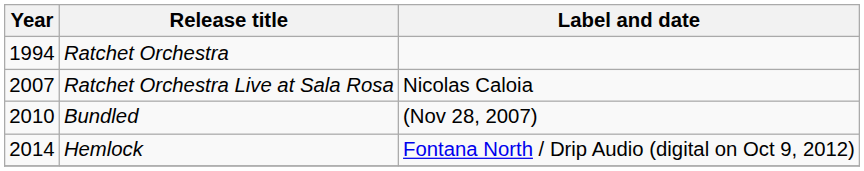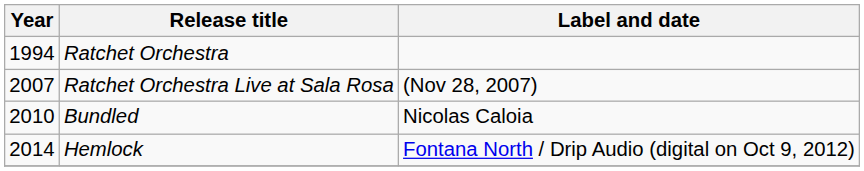(468, 85) Nicolas Caloia -> (470, 85) (Nov 28, 2007)
(470, 117) (Nov 28, 2007) -> (468, 117) Nicolas Caloia
